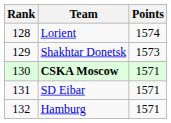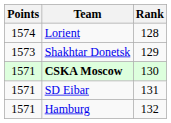columns swapped: (21, 14) <-> (148, 14)
